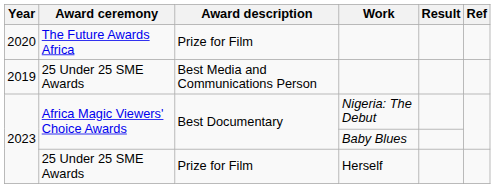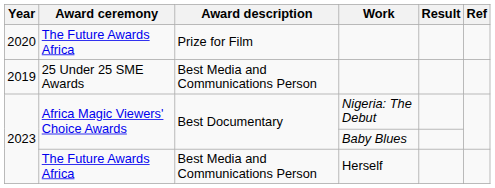(93, 166) 25 Under 25 SME Awards -> (96, 166) The Future Awards Africa
(215, 166) Prize for Film -> (247, 166) Best Media and Communications Person
